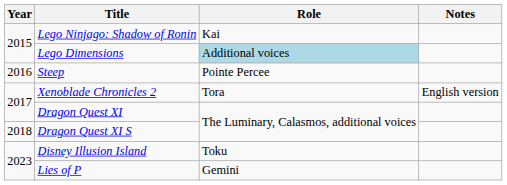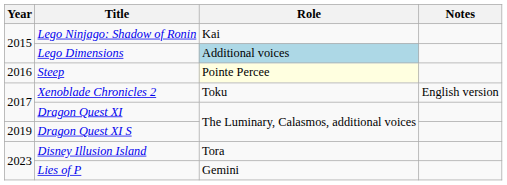(236, 72) no background -> (236, 72) lightyellow background
(213, 92) Tora -> (215, 92) Toku
(20, 131) 2018 -> (20, 131) 2019
(215, 151) Toku -> (213, 151) Tora
